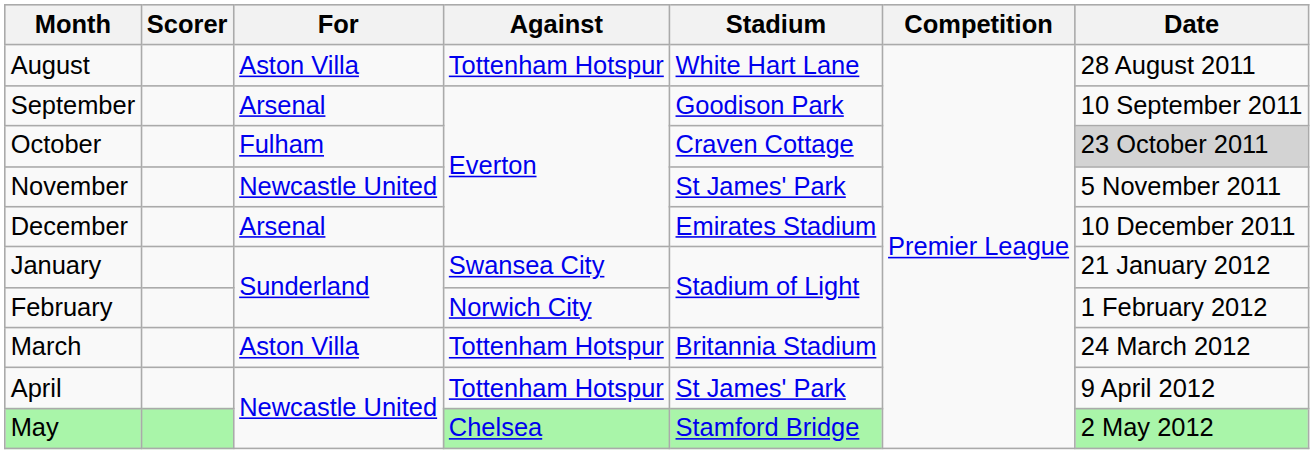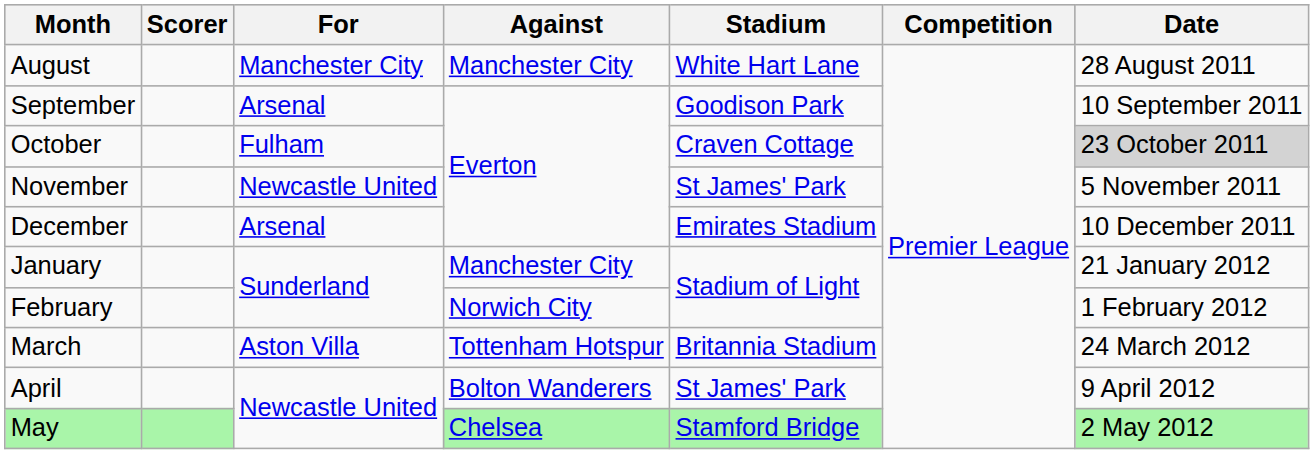(299, 65) Aston Villa -> (331, 65) Manchester City
(556, 65) Tottenham Hotspur -> (541, 65) Manchester City
(527, 266) Swansea City -> (541, 266) Manchester City
(556, 387) Tottenham Hotspur -> (550, 387) Bolton Wanderers
